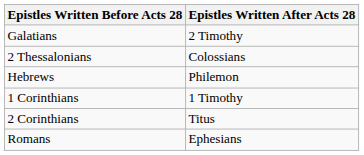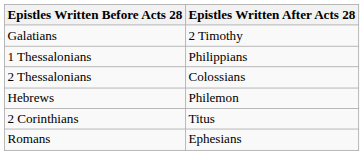+ row: (49, 56)
- row: (43, 98)
